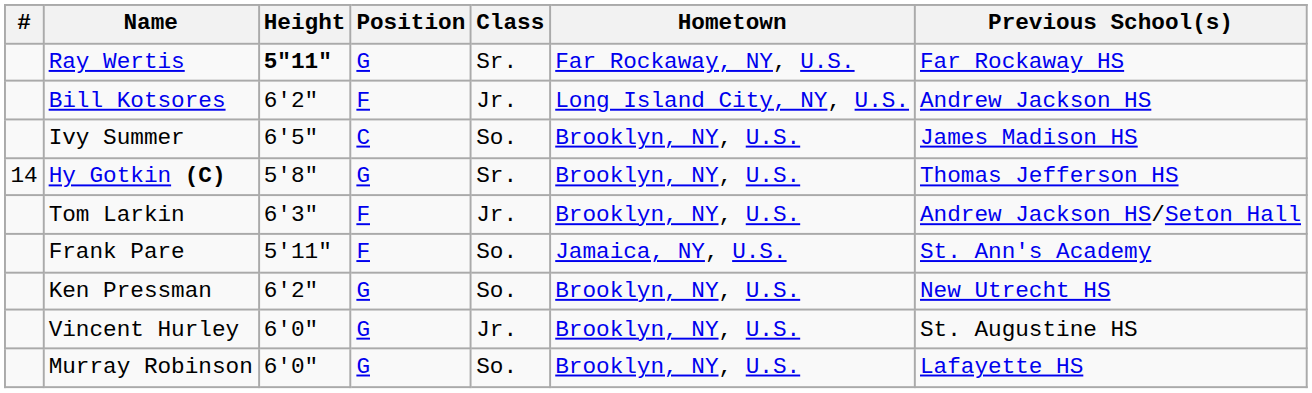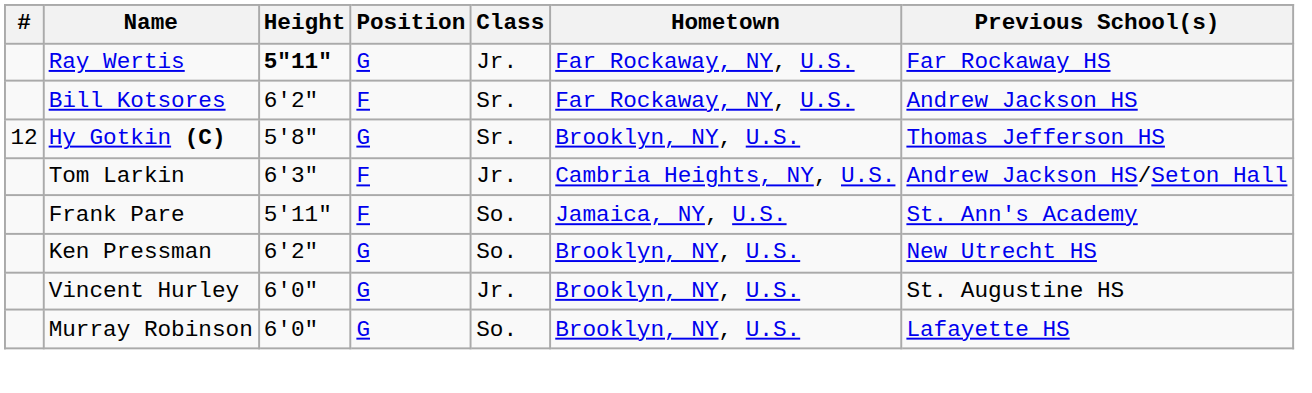(497, 62) Sr. -> (497, 62) Jr.
(497, 100) Jr. -> (497, 100) Sr.
(732, 100) Long Island City, NY, U.S. -> (705, 100) Far Rockaway, NY, U.S.
- row: (117, 138)
(24, 176) 14 -> (24, 138) 12
(678, 214) Brooklyn, NY, U.S. -> (725, 176) Cambria Heights, NY, U.S.
